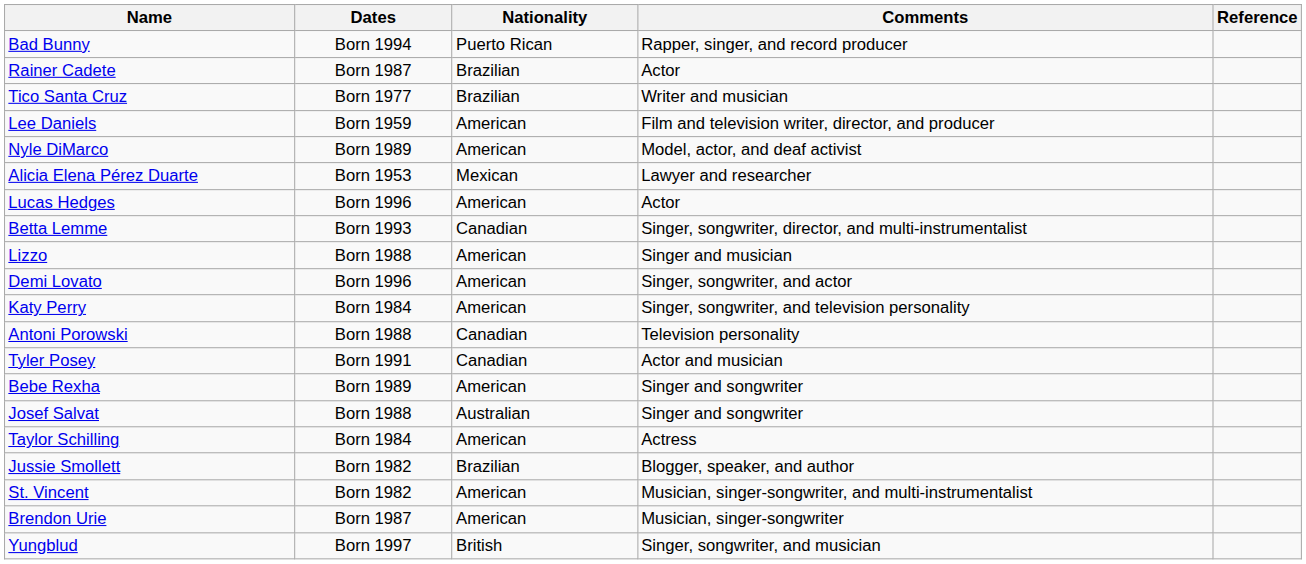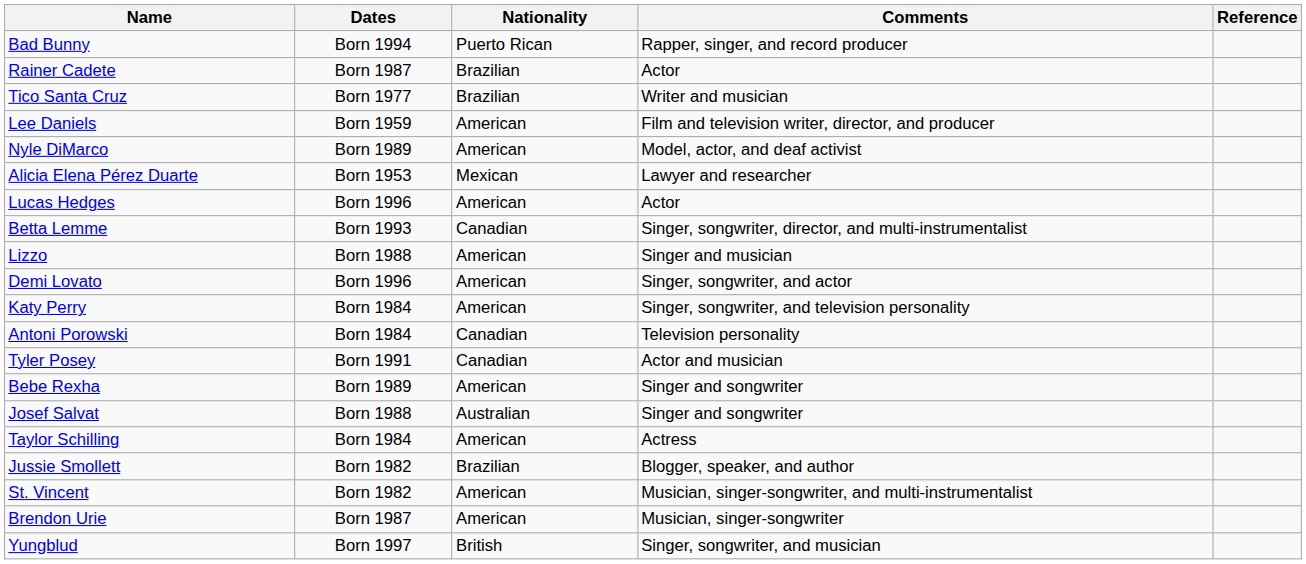(373, 334) Born 1988 -> (373, 334) Born 1984
